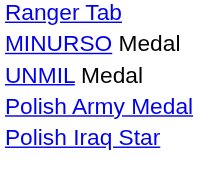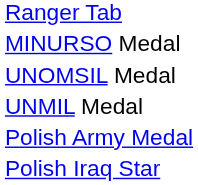+ row: (90, 75)
